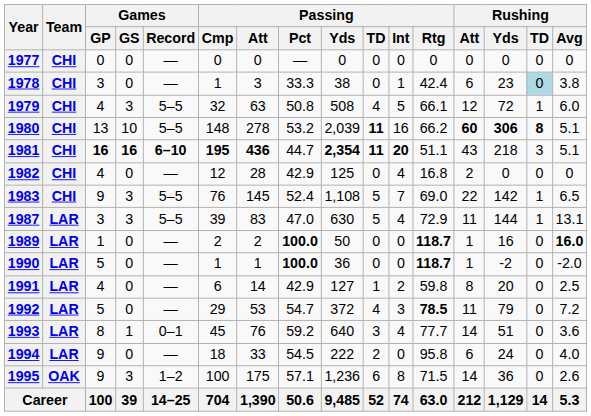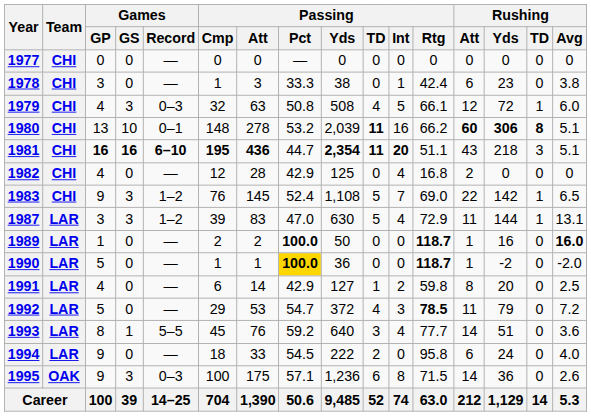(540, 83) lightblue background -> (540, 83) no background
(171, 106) 5–5 -> (171, 106) 0–3
(171, 128) 5–5 -> (171, 128) 0–1
(171, 196) 5–5 -> (171, 196) 1–2
(171, 219) 5–5 -> (171, 219) 1–2
(300, 264) no background -> (300, 264) gold background
(171, 331) 0–1 -> (171, 331) 5–5
(171, 377) 1–2 -> (171, 377) 0–3
